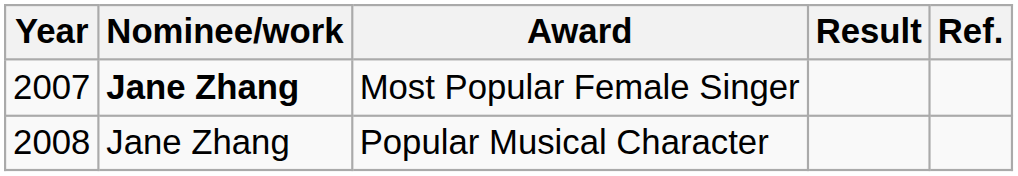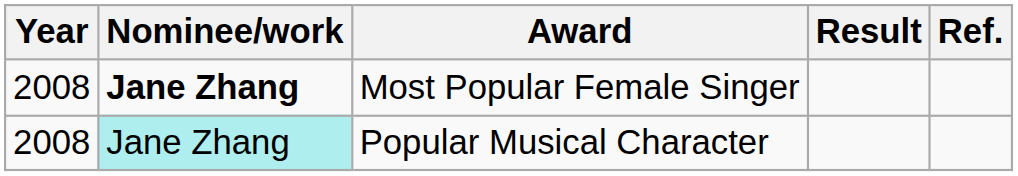(52, 87) 2007 -> (52, 87) 2008
(198, 142) no background -> (198, 142) paleturquoise background
